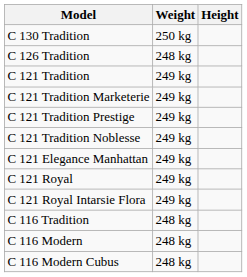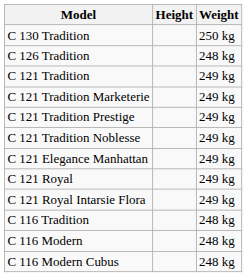columns swapped: (220, 14) <-> (175, 14)
